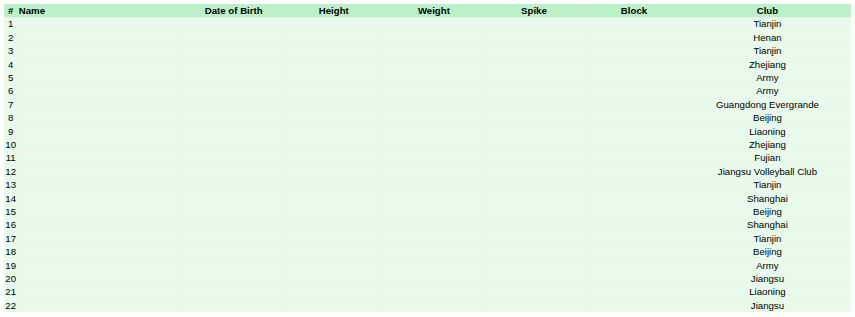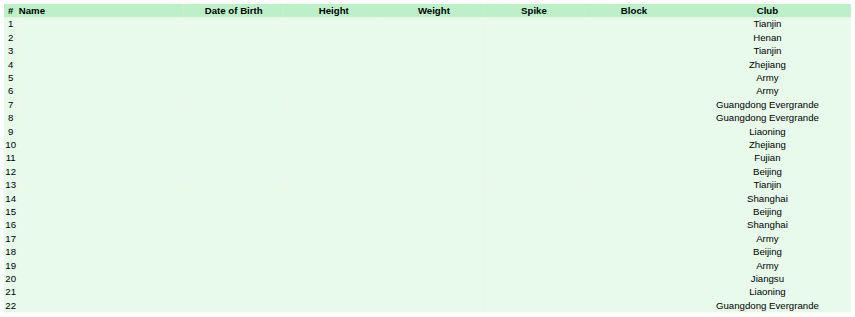(767, 118) Beijing -> (767, 118) Guangdong Evergrande
(767, 172) Jiangsu Volleyball Club -> (767, 172) Beijing
(767, 238) Tianjin -> (767, 238) Army
(767, 306) Jiangsu -> (767, 306) Guangdong Evergrande
